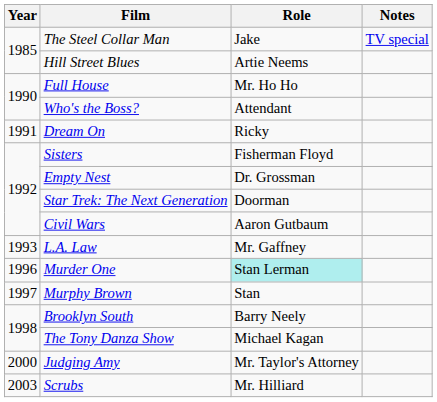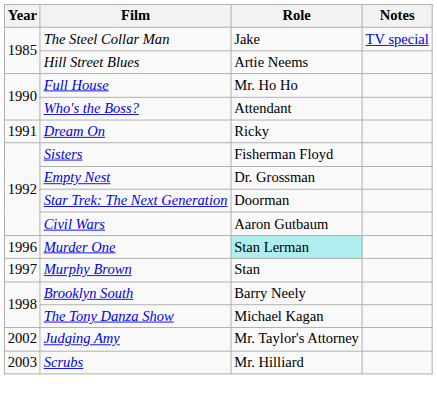- row: (70, 246)
(22, 362) 2000 -> (22, 339) 2002
